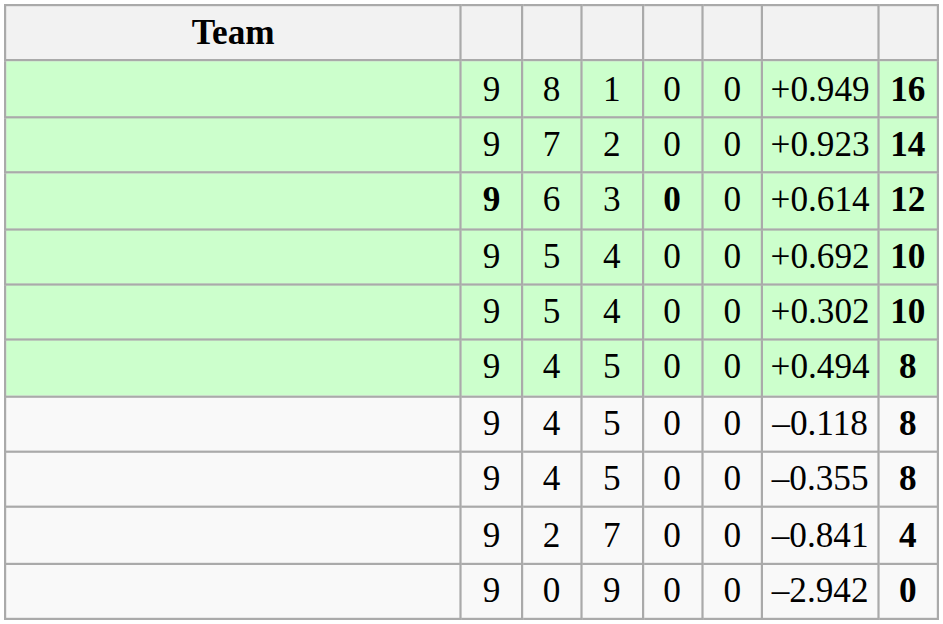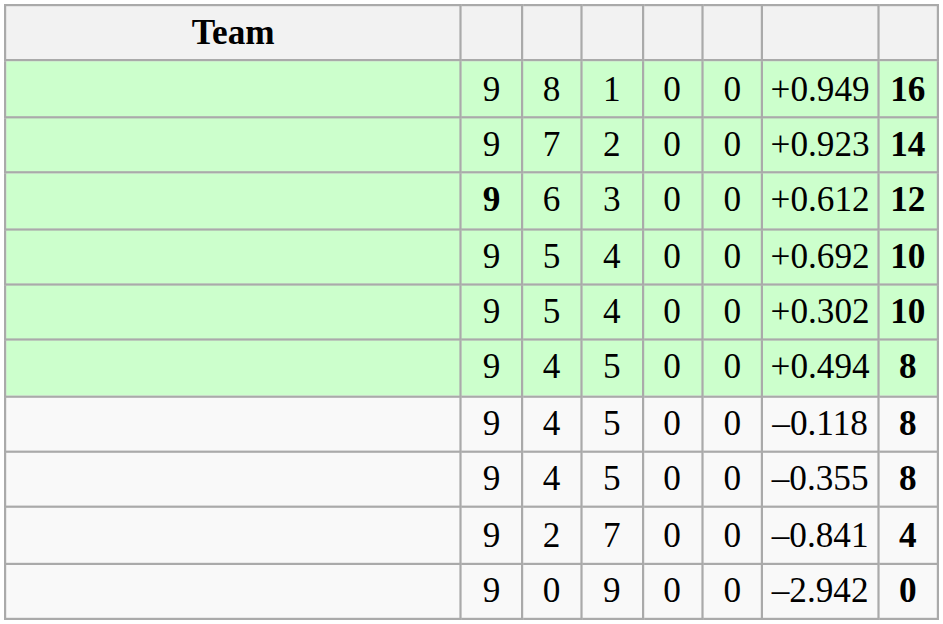(672, 199) bold -> (672, 199) normal
(820, 199) +0.614 -> (820, 199) +0.612
